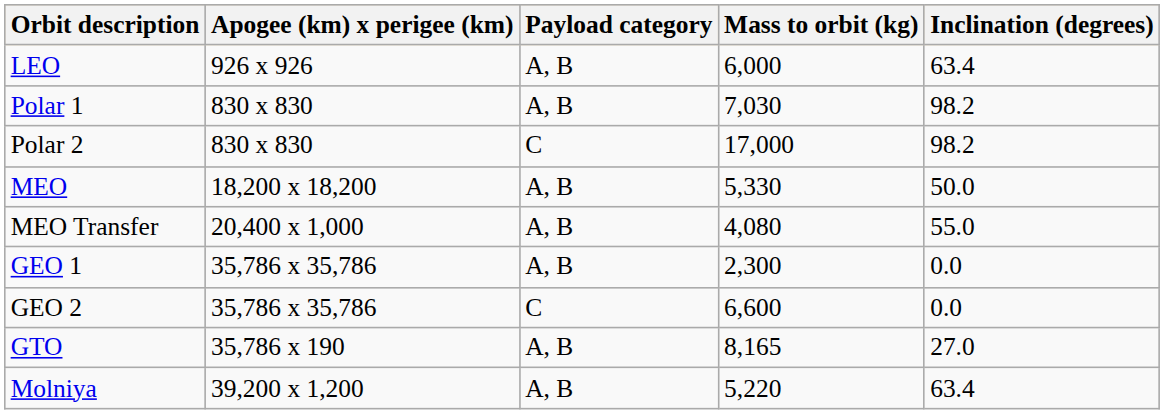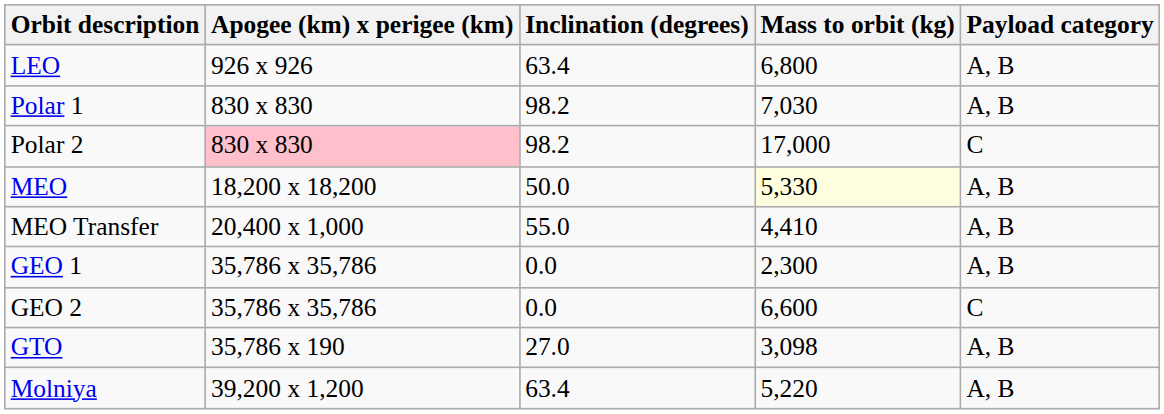columns swapped: (1042, 24) <-> (619, 24)
(753, 65) 6,000 -> (789, 65) 6,800
(262, 145) no background -> (262, 145) pink background
(753, 186) no background -> (789, 186) lightyellow background
(753, 226) 4,080 -> (789, 226) 4,410
(753, 347) 8,165 -> (789, 347) 3,098
